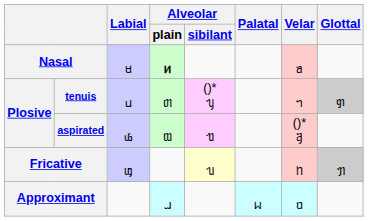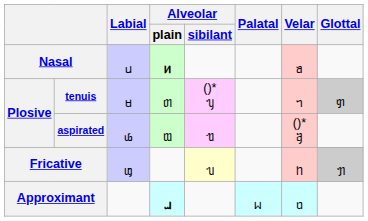(128, 68) ᥛ -> (128, 68) ᥙ
(128, 103) ᥙ -> (128, 103) ᥛ
(167, 205) normal -> (167, 205) bold
